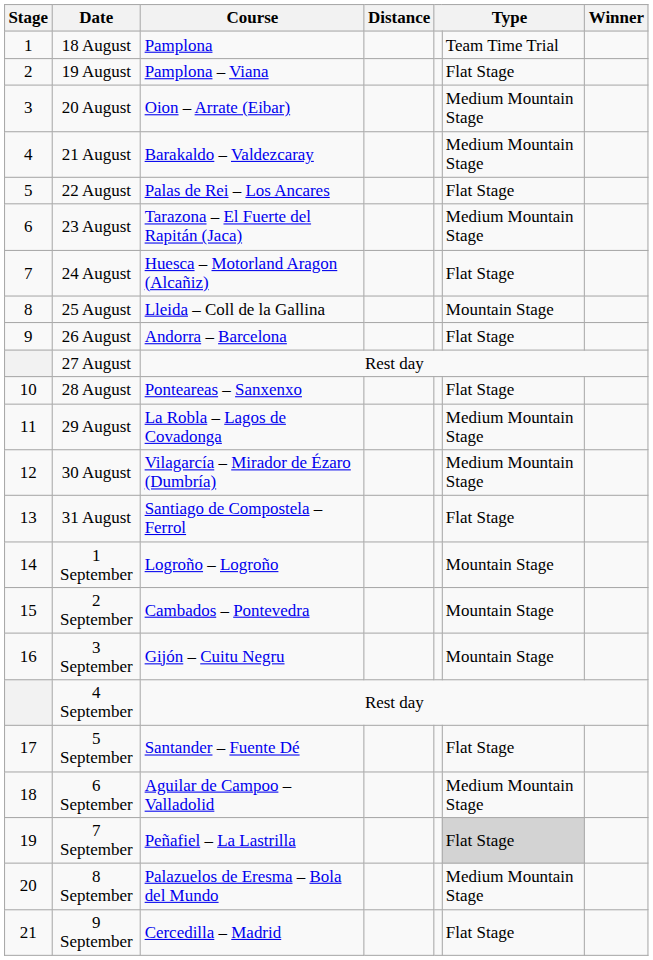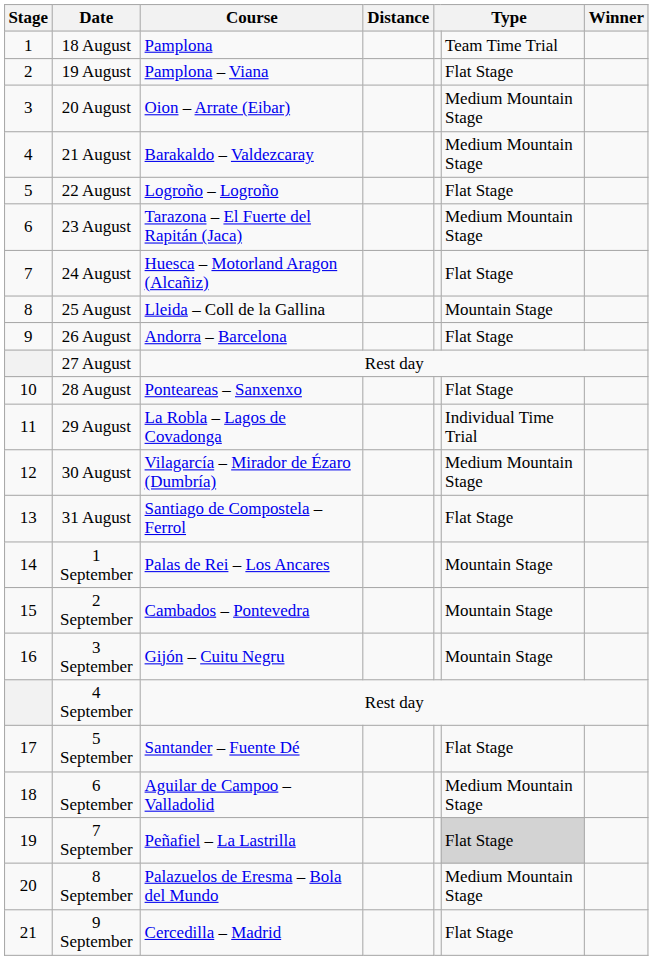(237, 190) Palas de Rei – Los Ancares -> (211, 190) Logroño – Logroño
(510, 426) Medium Mountain Stage -> (499, 426) Individual Time Trial
(212, 564) Logroño – Logroño -> (237, 564) Palas de Rei – Los Ancares
